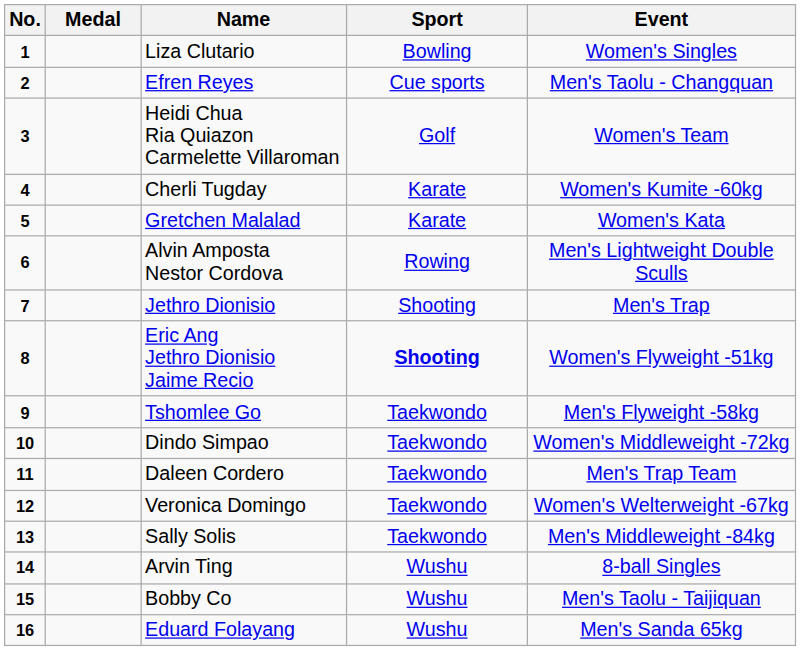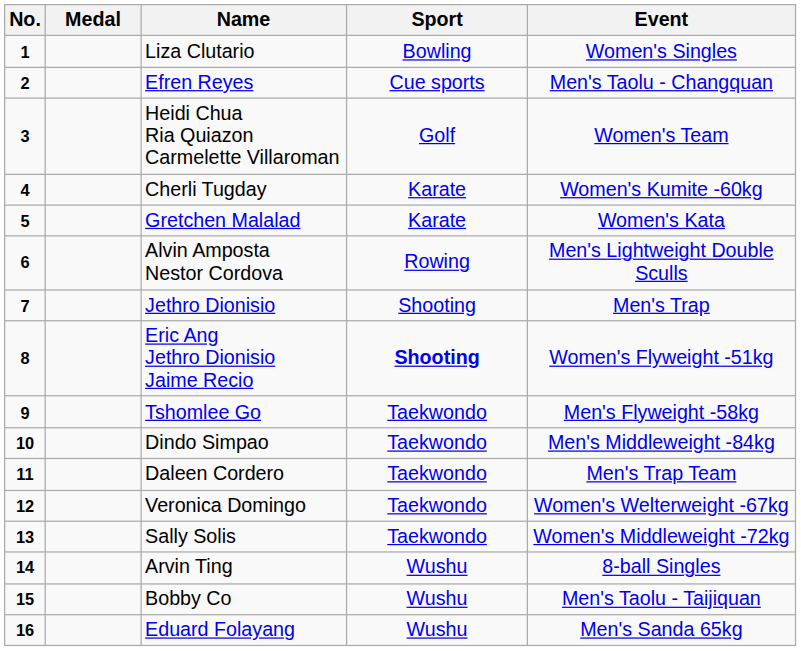(661, 442) Women's Middleweight -72kg -> (661, 442) Men's Middleweight -84kg
(661, 536) Men's Middleweight -84kg -> (661, 536) Women's Middleweight -72kg
